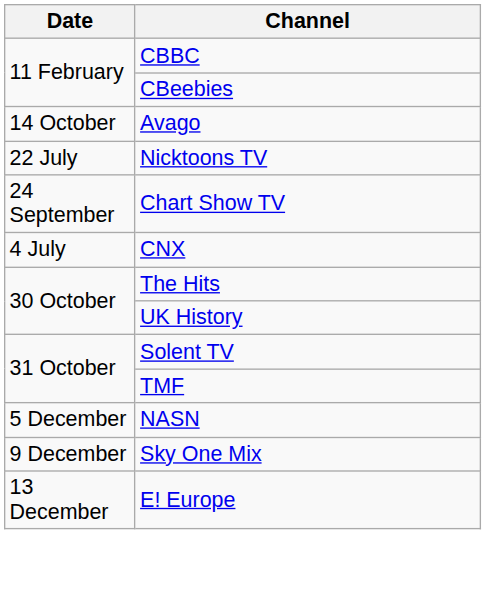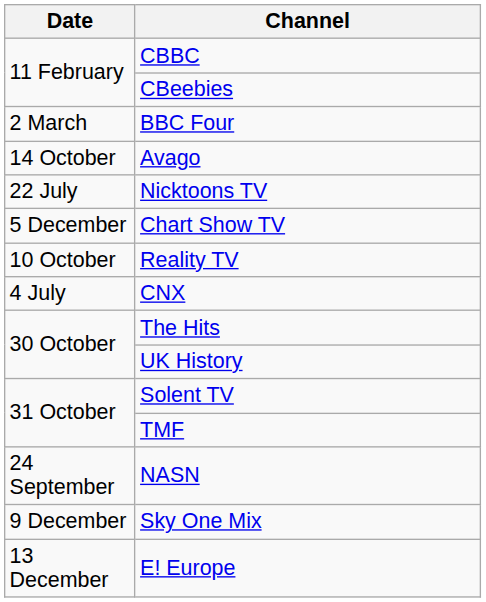+ row: (187, 123)
(62, 203) 24 September -> (68, 225) 5 December
+ row: (189, 259)
(68, 419) 5 December -> (62, 475) 24 September
